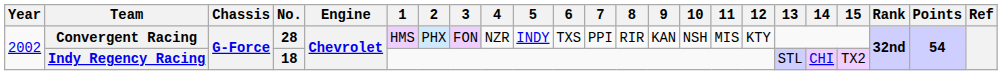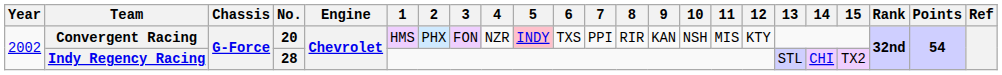(289, 37) 28 -> (289, 37) 20
(533, 37) no background -> (533, 37) pink background
(289, 59) 18 -> (289, 59) 28
